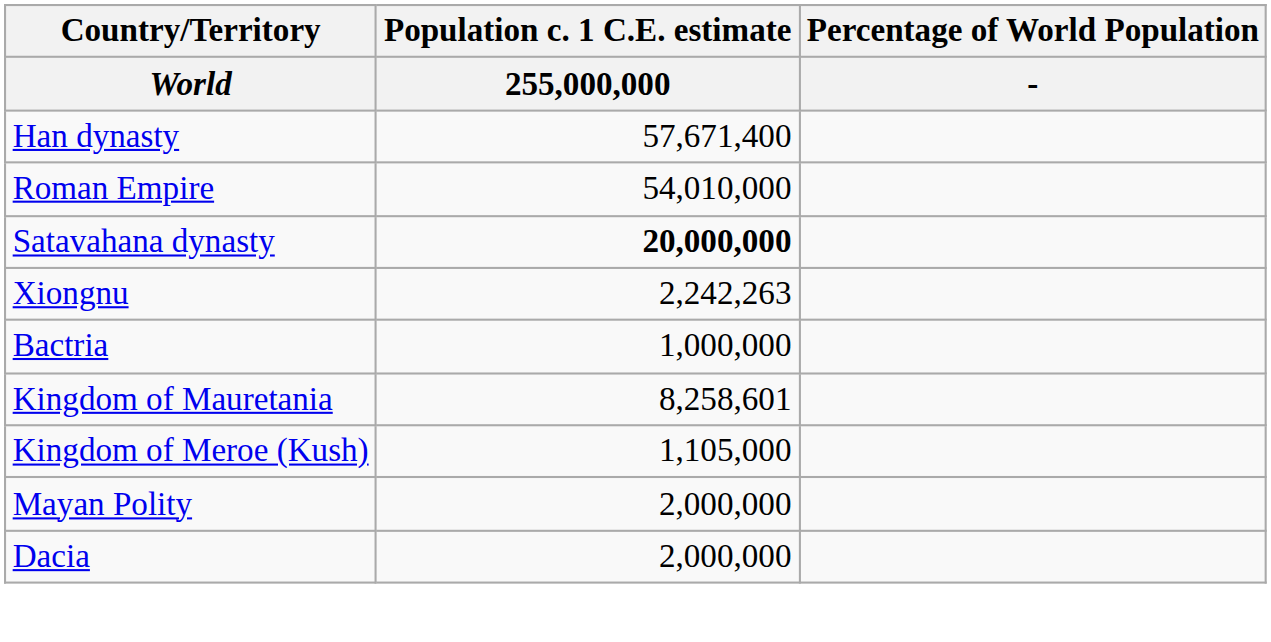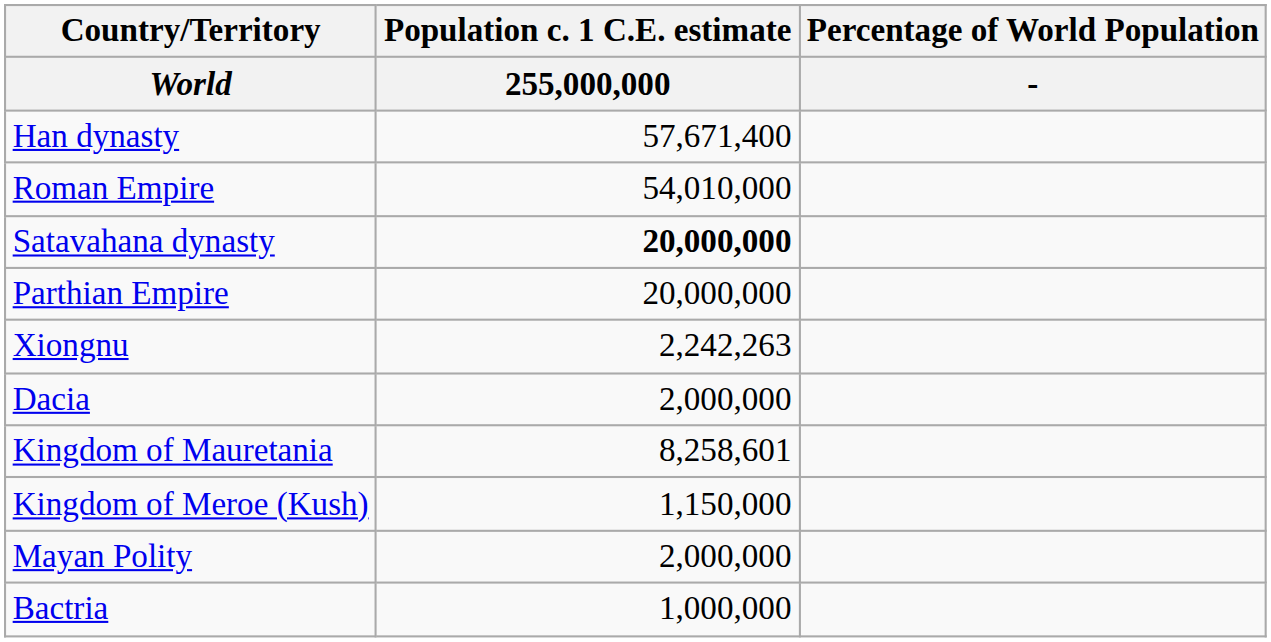+ row: (121, 293)
rows swapped: (51, 556) <-> (60, 345)
(725, 450) 1,105,000 -> (725, 503) 1,150,000
